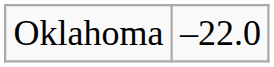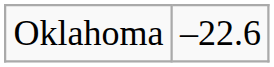(220, 31) –22.0 -> (220, 31) –22.6
